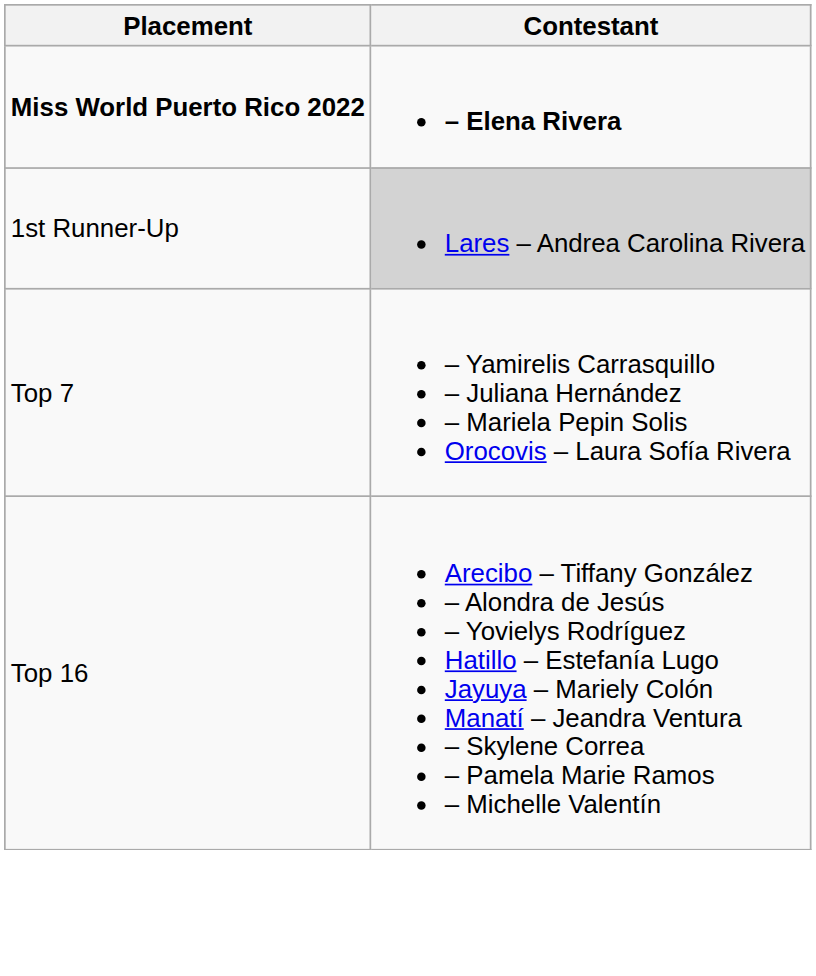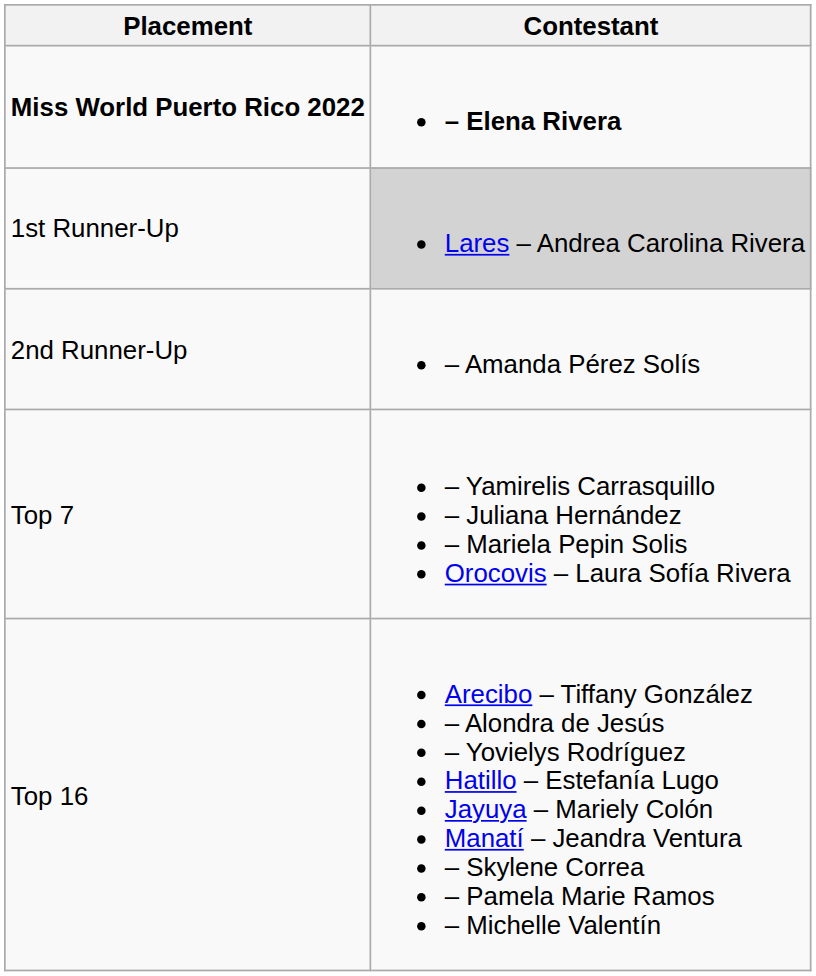+ row: (99, 350)
